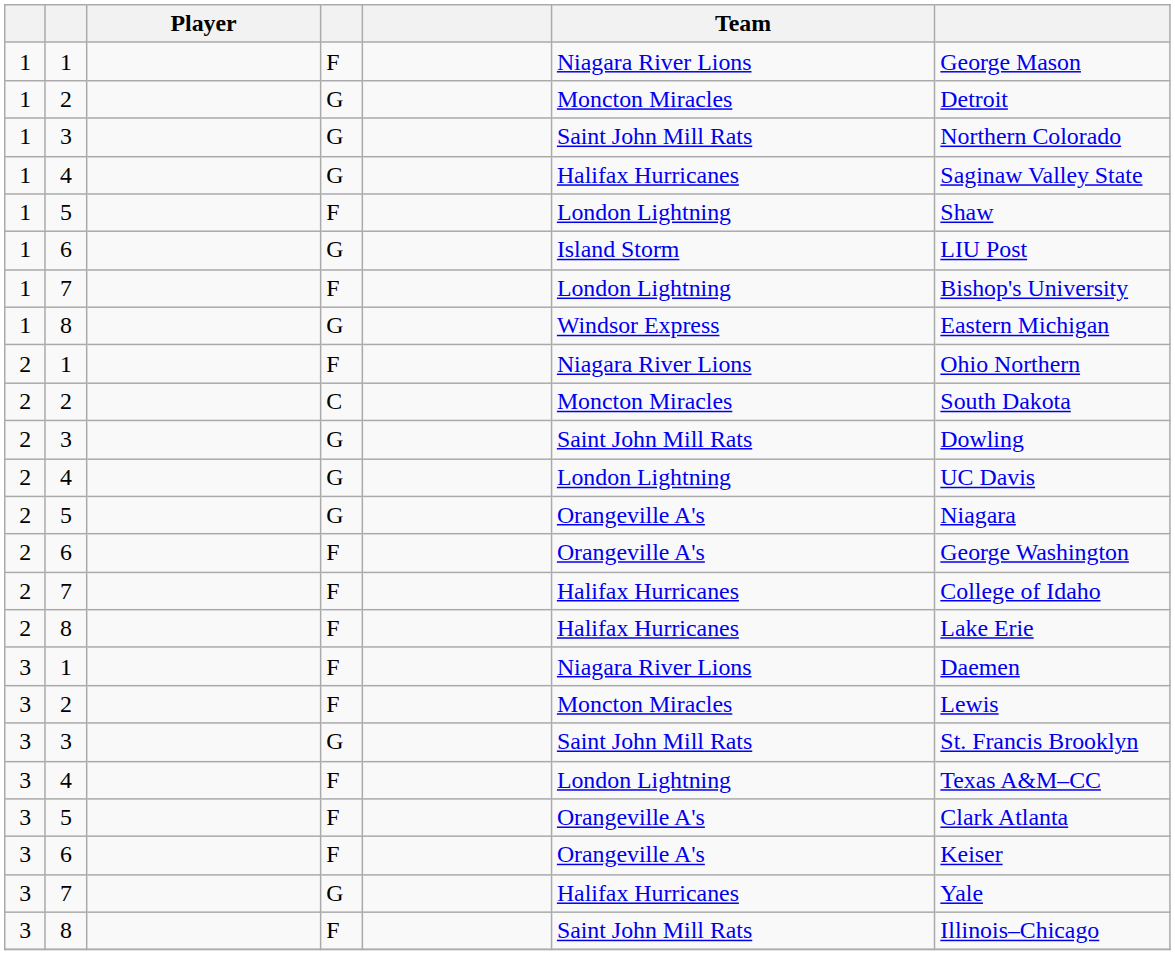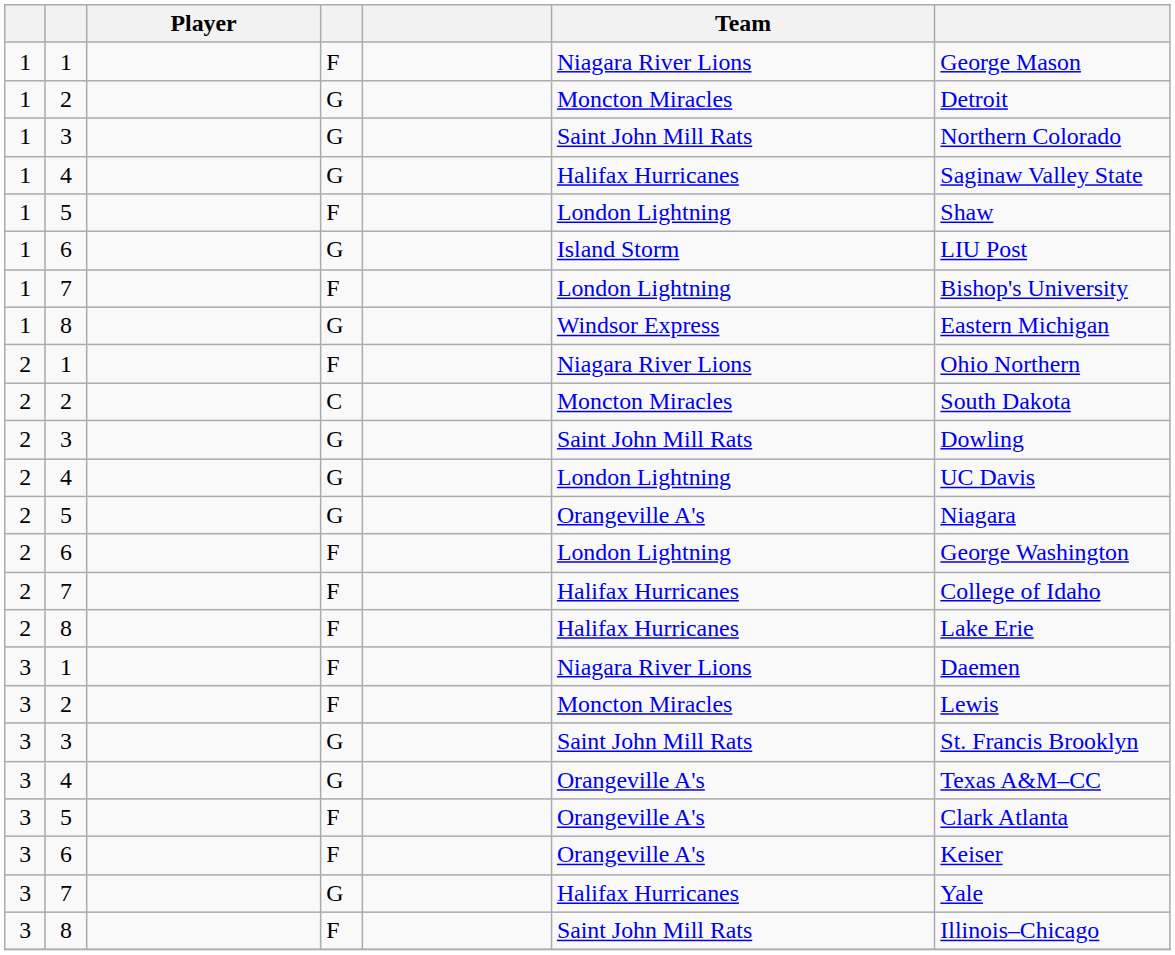(631, 552) Orangeville A's -> (644, 552) London Lightning
(333, 779) F -> (335, 779) G
(644, 779) London Lightning -> (631, 779) Orangeville A's
